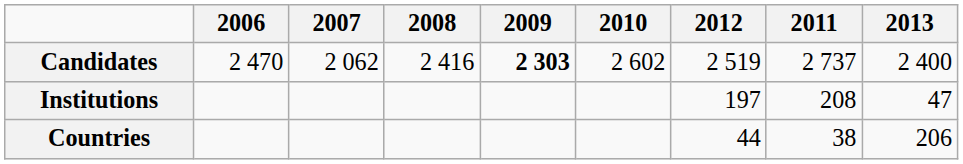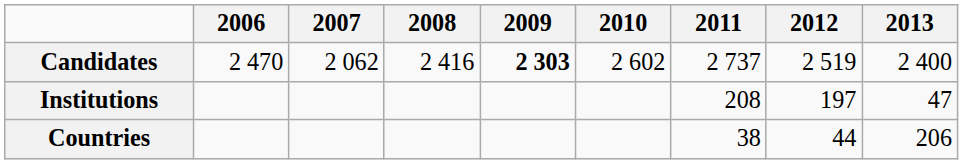columns swapped: (814, 23) <-> (719, 23)
